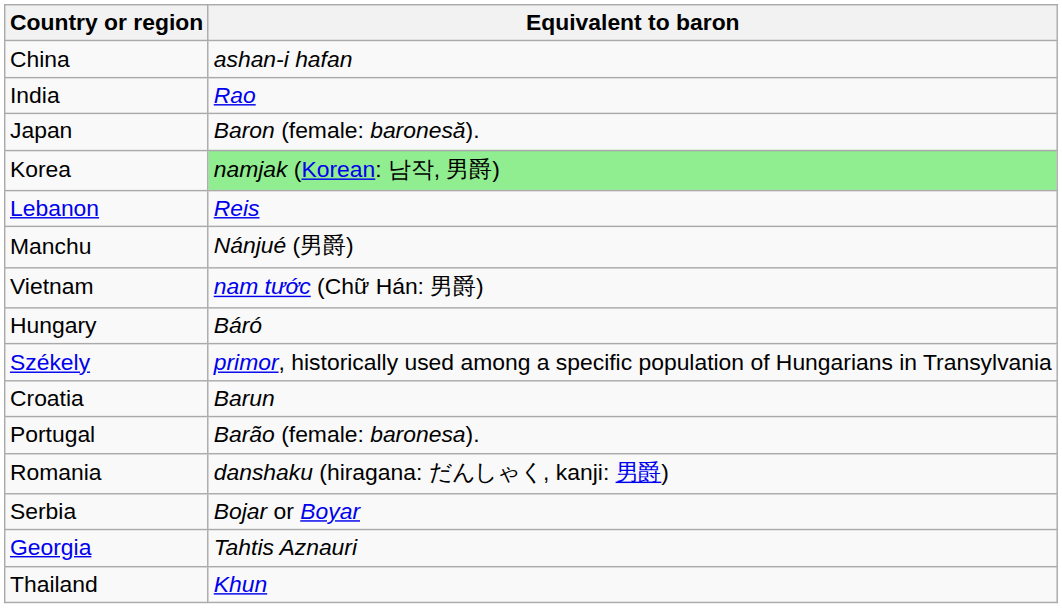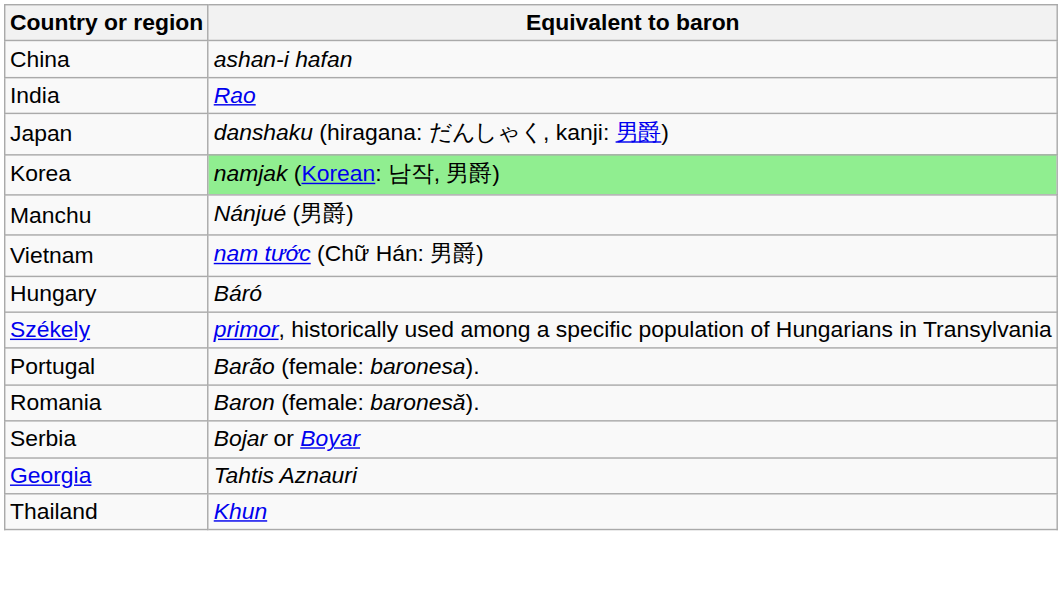(347, 131) Baron (female: baronesă). -> (441, 132) danshaku (hiragana: だんしゃく, kanji: 男爵)
- row: (55, 208)
- row: (47, 398)
(441, 472) danshaku (hiragana: だんしゃく, kanji: 男爵) -> (347, 402) Baron (female: baronesă).
